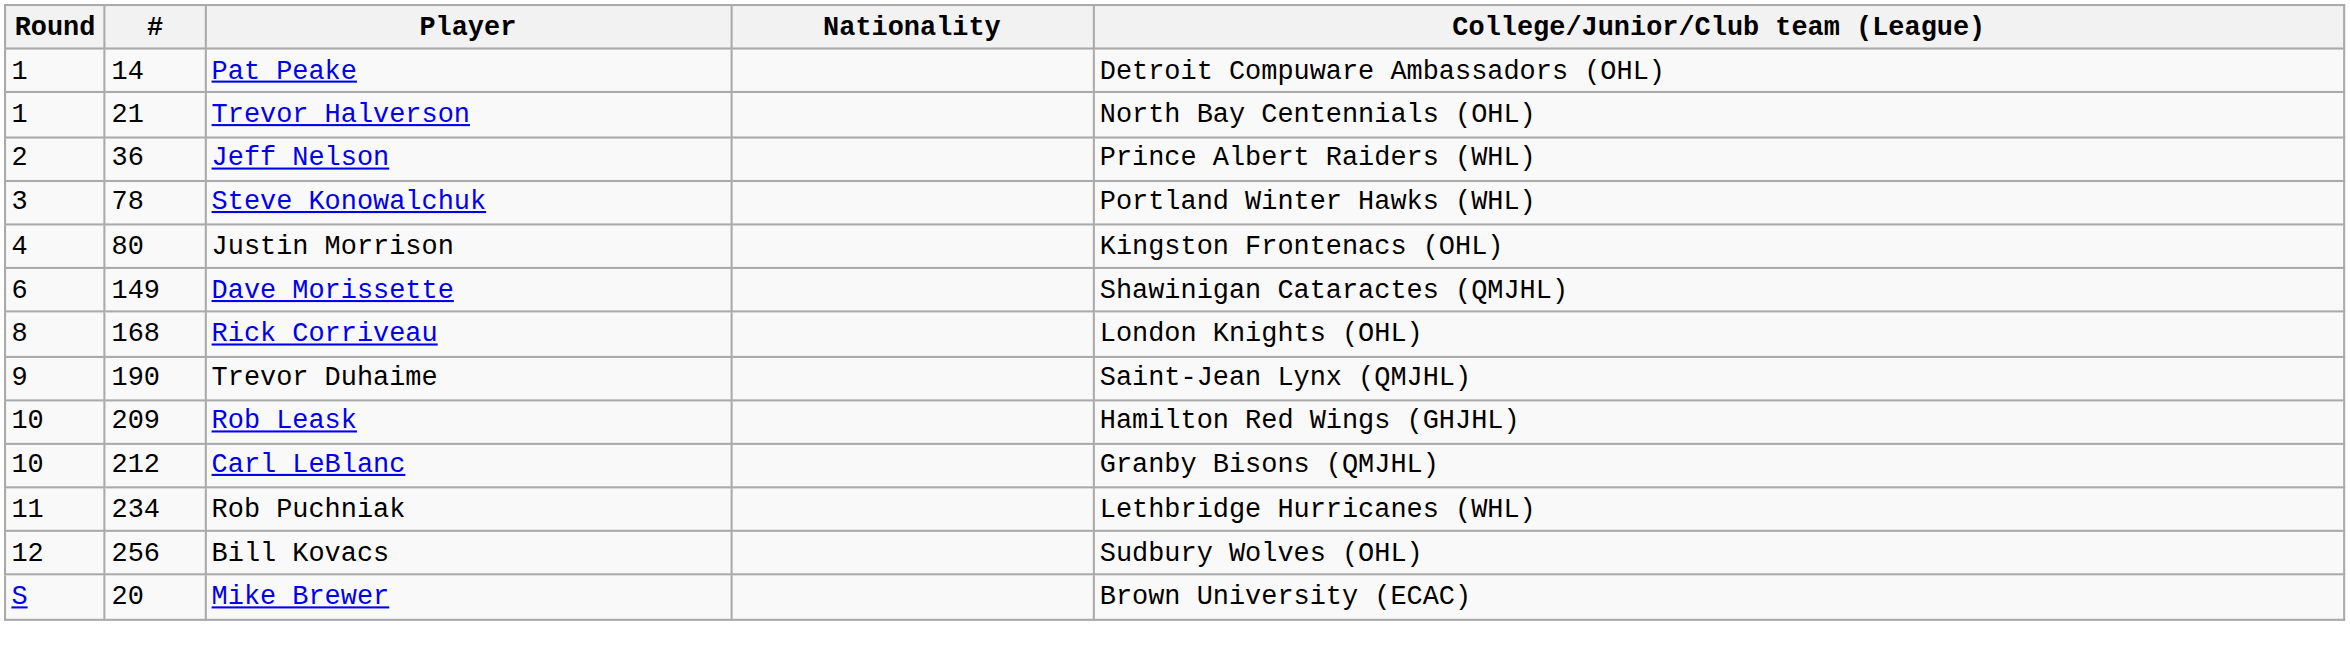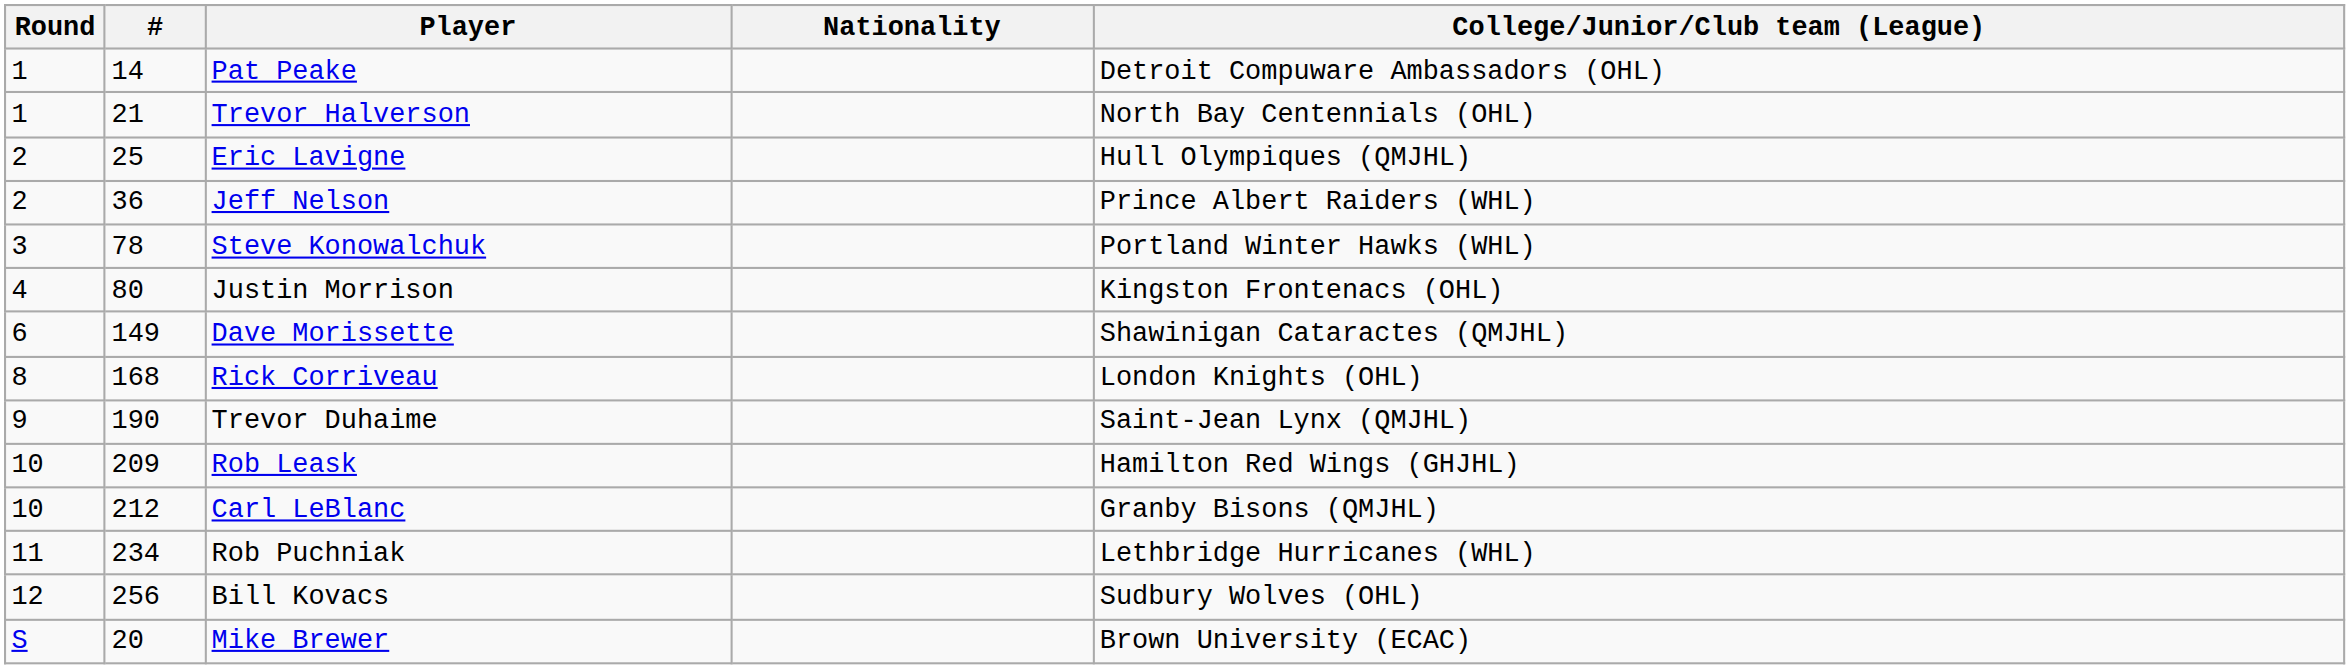+ row: (308, 159)
